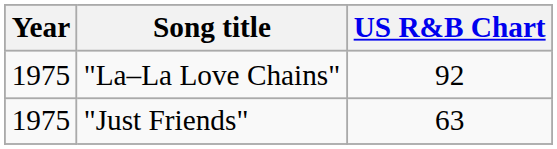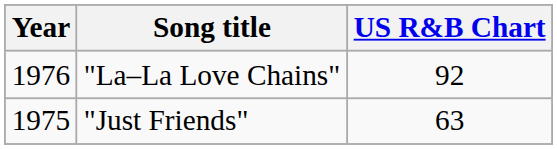(41, 74) 1975 -> (41, 74) 1976
